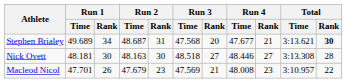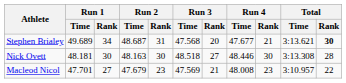(268, 56) 27 -> (268, 56) 30
(107, 71) 26 -> (107, 71) 27
